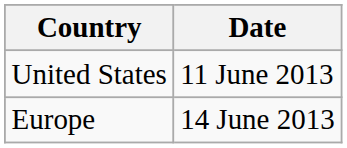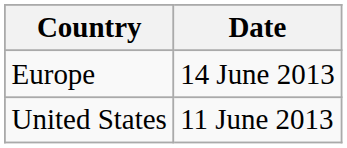rows swapped: (53, 119) <-> (89, 73)
